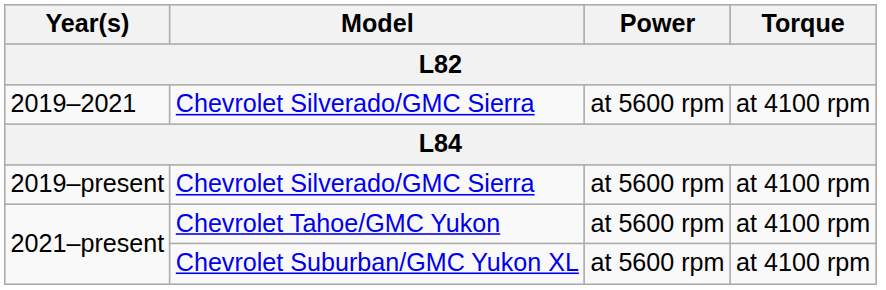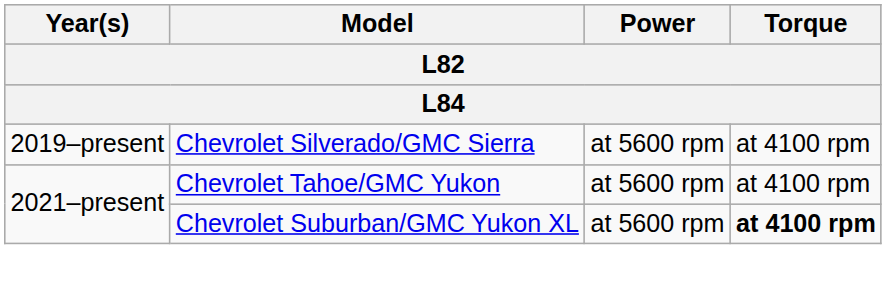- row: (73, 104)
(803, 263) normal -> (806, 223) bold
